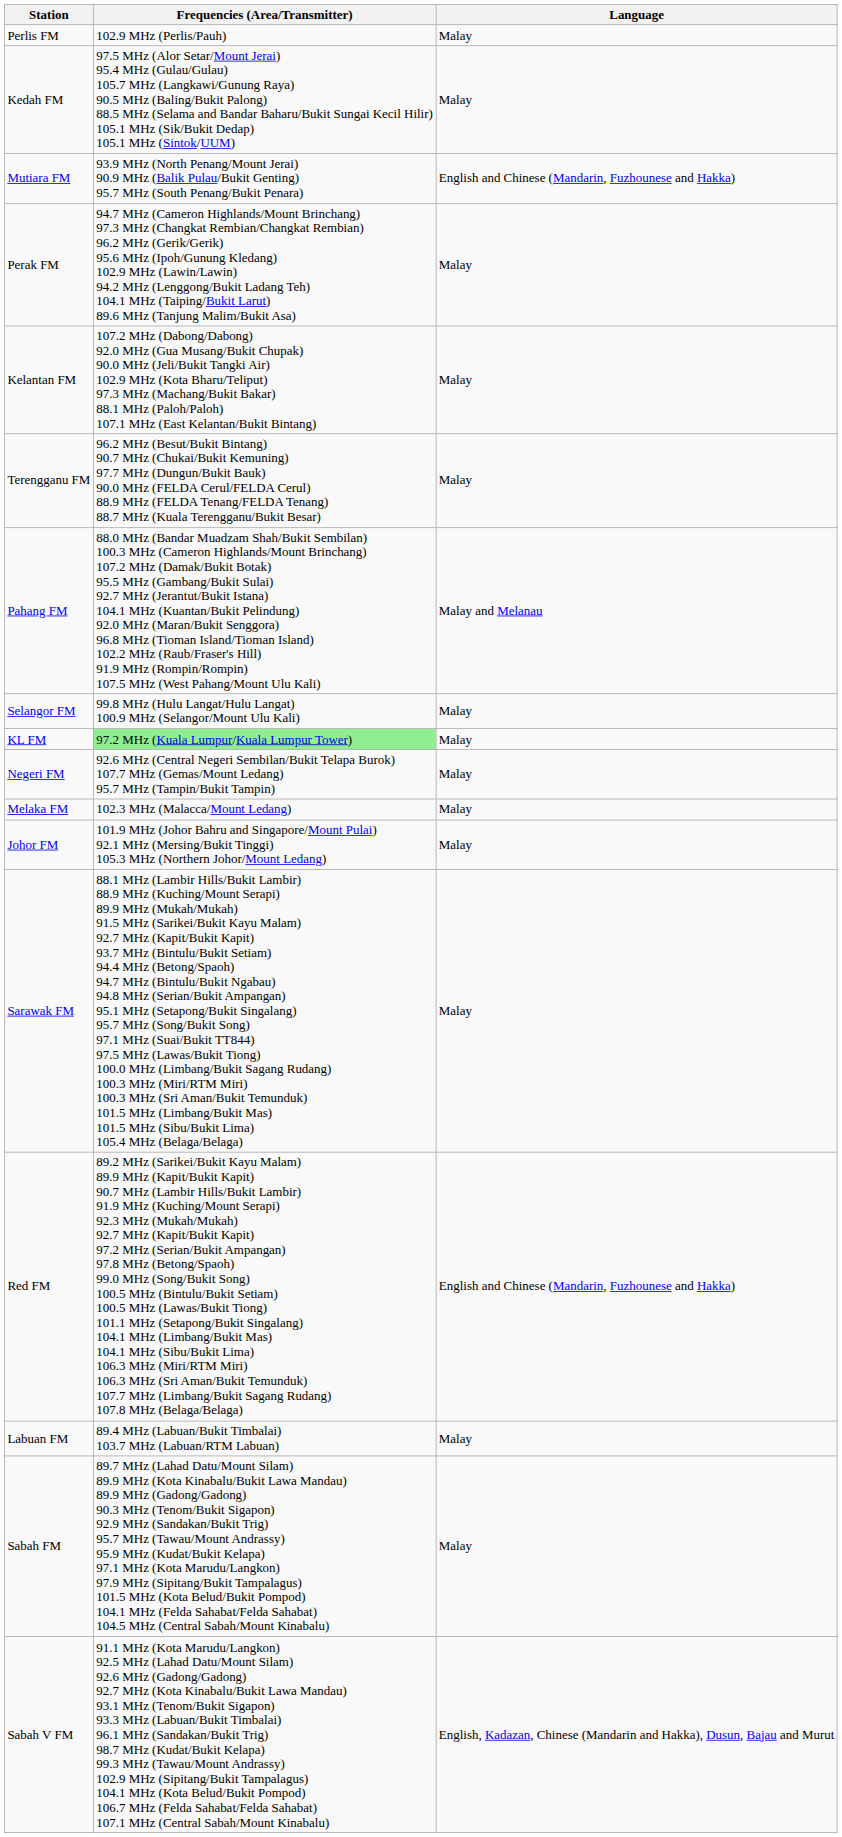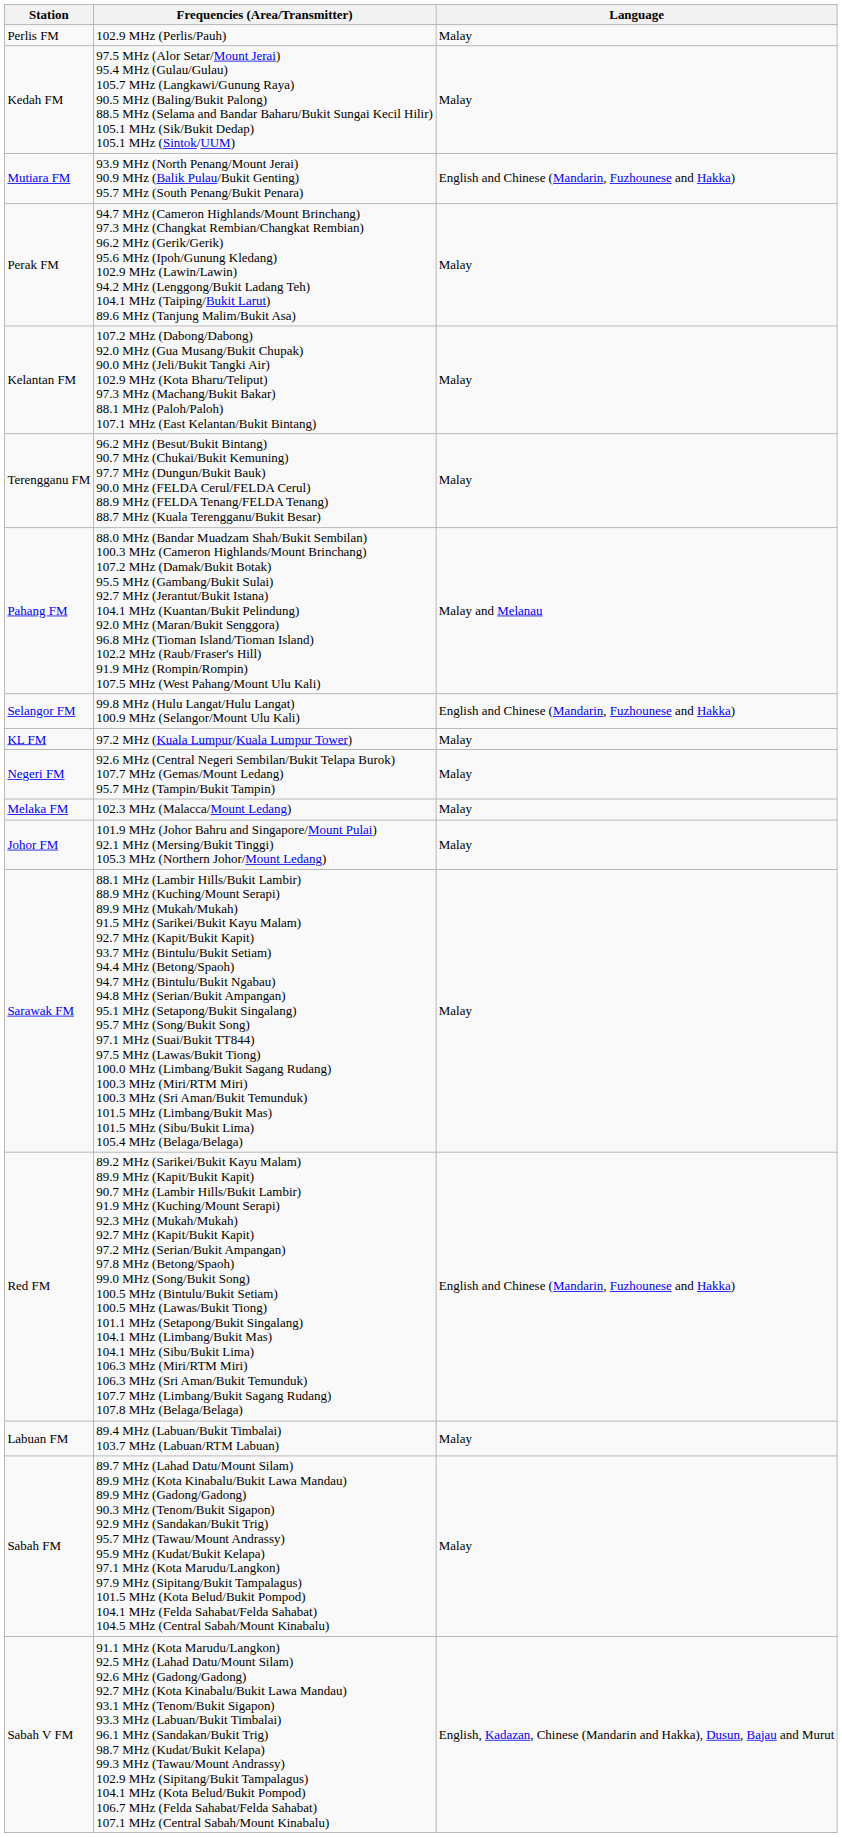(455, 711) Malay -> (587, 711) English and Chinese (Mandarin, Fuzhounese and Hakka)
(224, 739) lightgreen background -> (224, 739) no background
